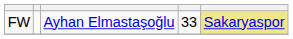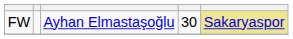(189, 22) 33 -> (189, 22) 30
